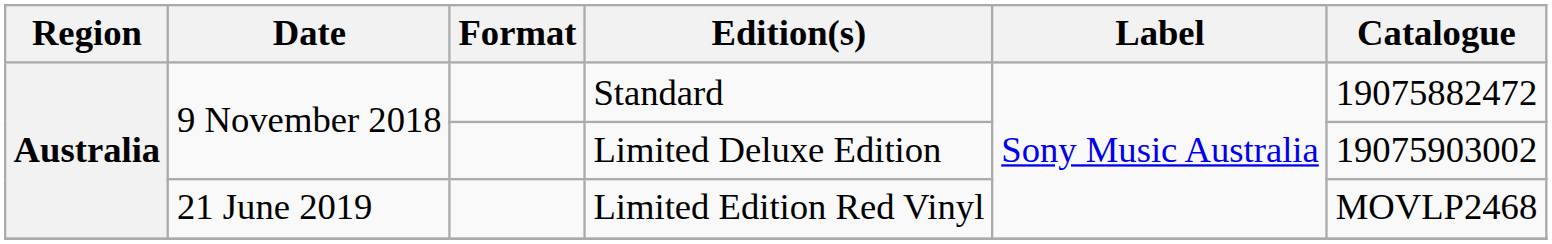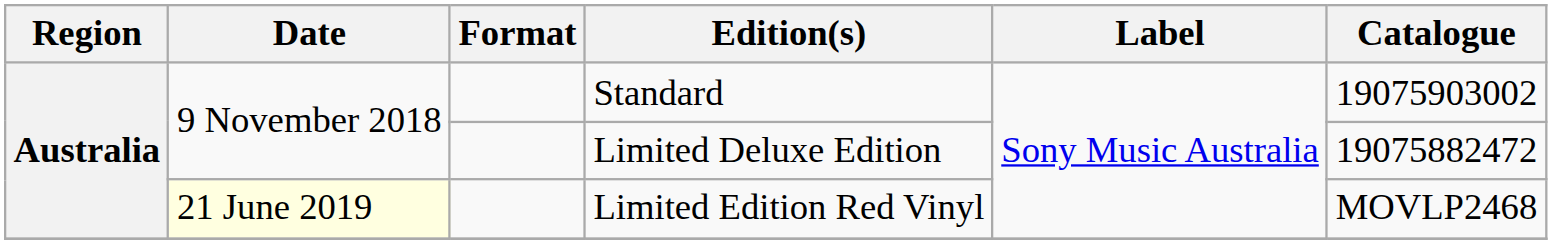(1436, 91) 19075882472 -> (1436, 91) 19075903002
(1436, 149) 19075903002 -> (1436, 149) 19075882472
(275, 207) no background -> (275, 207) lightyellow background
